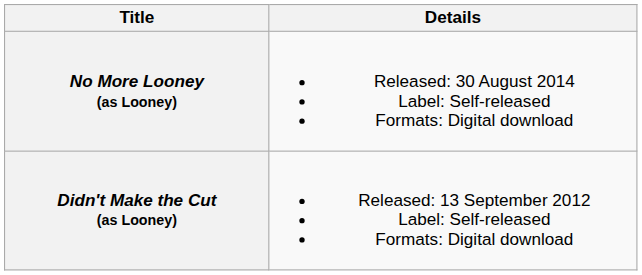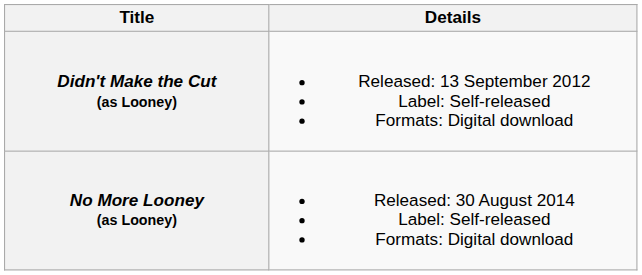rows swapped: (137, 210) <-> (137, 91)
